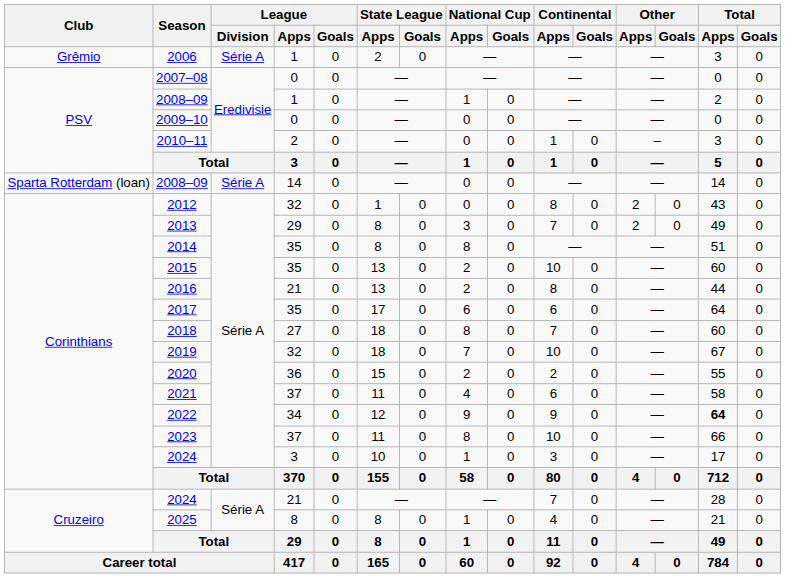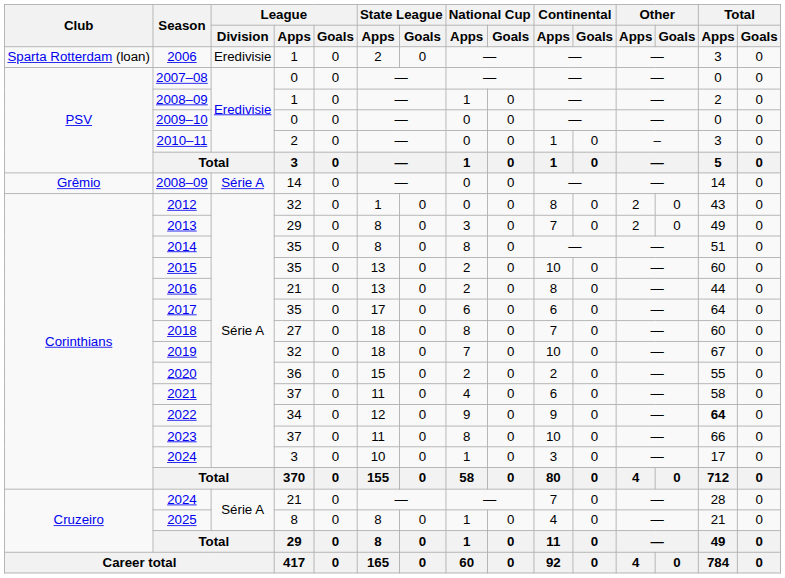(79, 57) Grêmio -> (79, 57) Sparta Rotterdam (loan)
(243, 57) Série A -> (243, 57) Eredivisie
(79, 183) Sparta Rotterdam (loan) -> (79, 183) Grêmio
